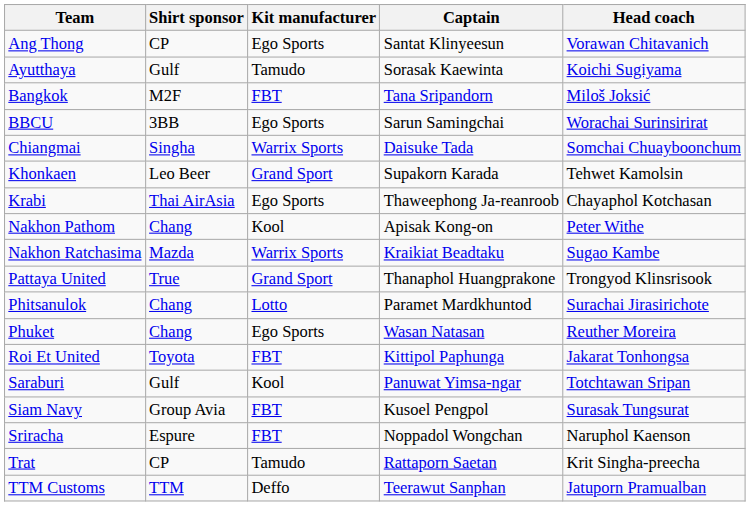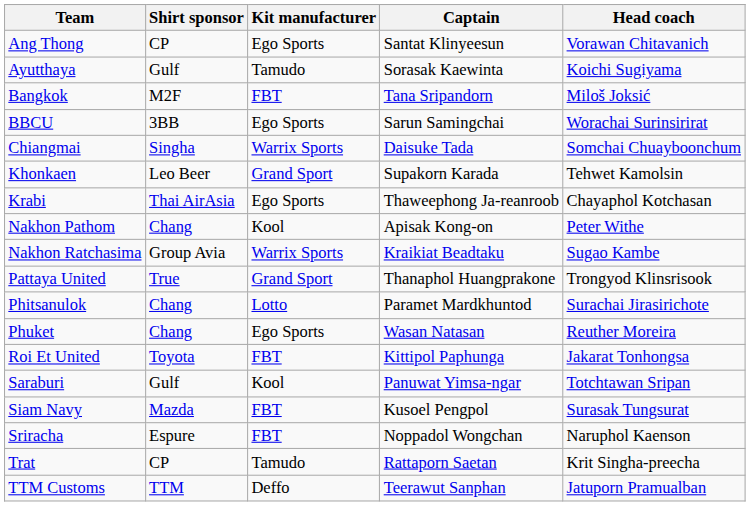(172, 252) Mazda -> (187, 252) Group Avia
(187, 409) Group Avia -> (172, 409) Mazda
